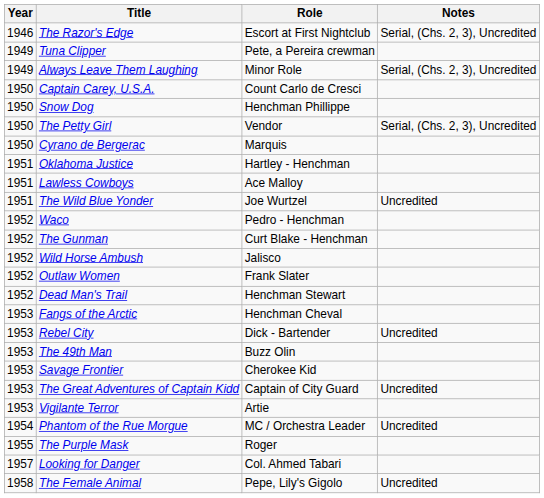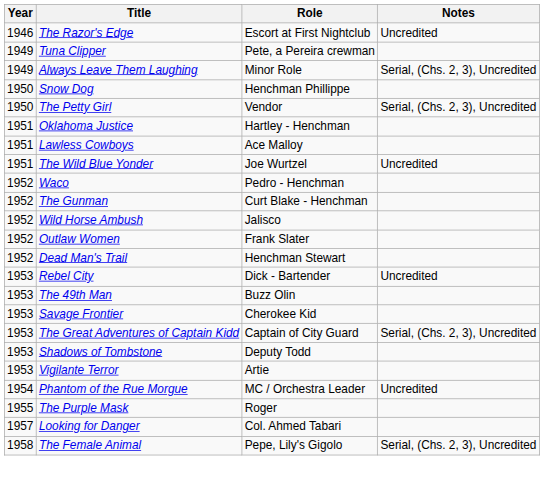(458, 32) Serial, (Chs. 2, 3), Uncredited -> (409, 32) Uncredited
- row: (97, 88)
- row: (92, 145)
- row: (88, 314)
(409, 389) Uncredited -> (458, 333) Serial, (Chs. 2, 3), Uncredited
+ row: (101, 351)
(409, 483) Uncredited -> (458, 445) Serial, (Chs. 2, 3), Uncredited
